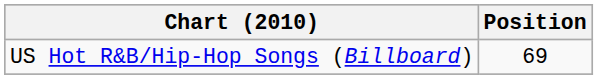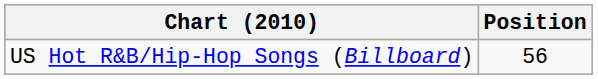(535, 57) 69 -> (535, 57) 56
